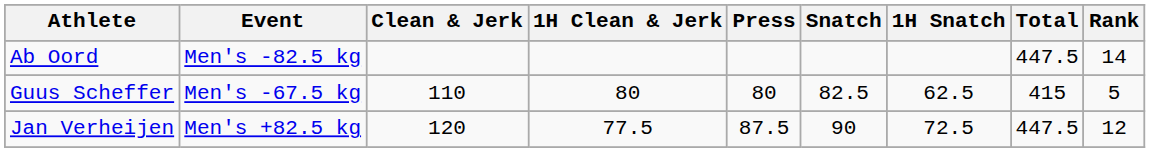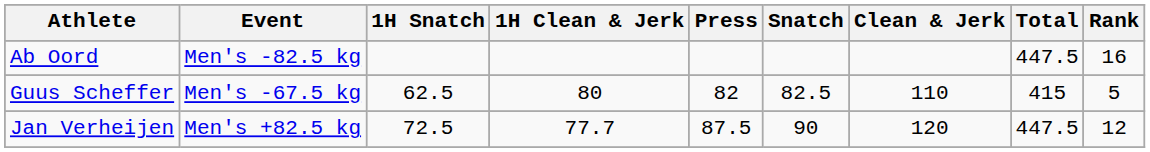columns swapped: (949, 22) <-> (447, 22)
(1114, 58) 14 -> (1114, 58) 16
(764, 93) 80 -> (726, 93) 82
(628, 128) 77.5 -> (590, 128) 77.7
